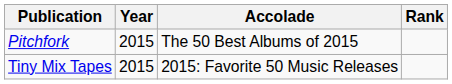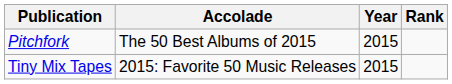columns swapped: (280, 16) <-> (136, 16)
